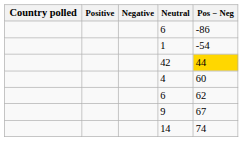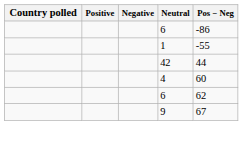(203, 46) -54 -> (203, 46) -55
(201, 62) gold background -> (201, 62) no background
- row: (43, 128)
